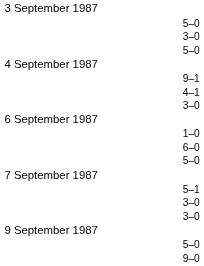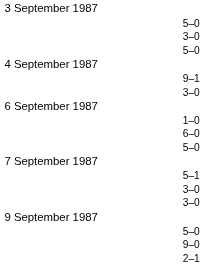- row: (82, 92)
+ row: (82, 258)
